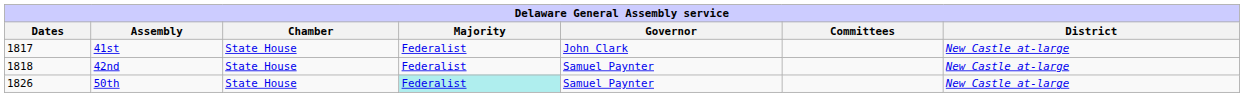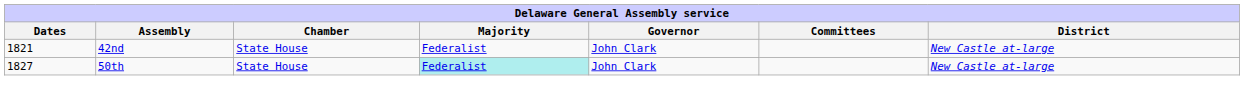- row: (107, 48)
(20, 66) 1818 -> (20, 48) 1821
(609, 66) Samuel Paynter -> (624, 48) John Clark
(20, 84) 1826 -> (20, 66) 1827
(609, 84) Samuel Paynter -> (624, 66) John Clark
